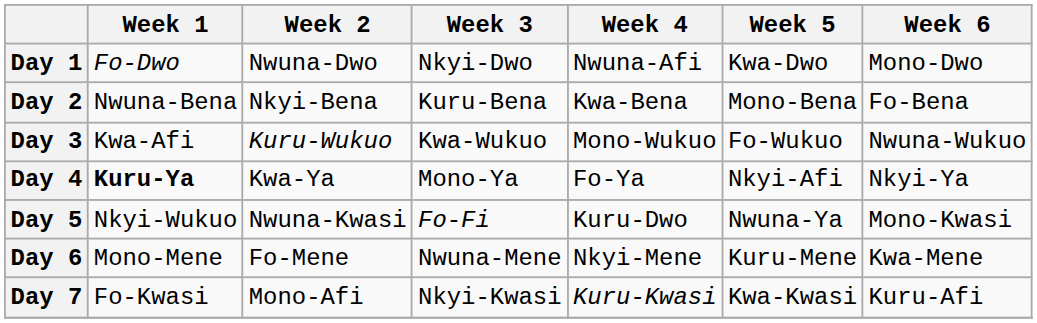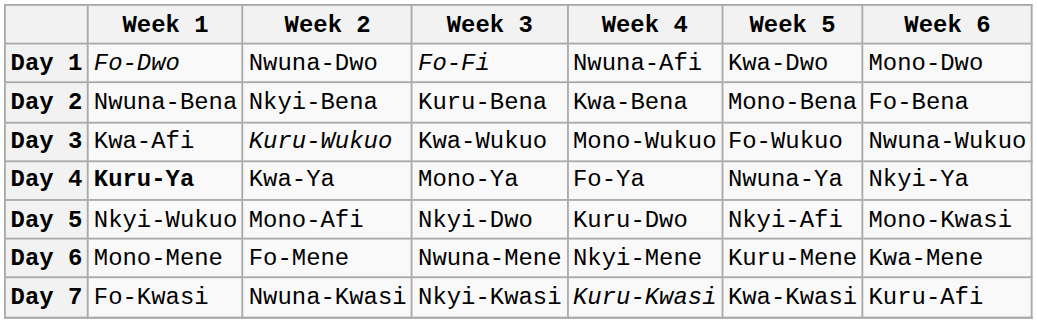(475, 63) Nkyi-Dwo -> (454, 63) Fo-Fi
(785, 180) Nkyi-Afi -> (785, 180) Nwuna-Ya
(328, 219) Nwuna-Kwasi -> (306, 219) Mono-Afi
(454, 219) Fo-Fi -> (475, 219) Nkyi-Dwo
(785, 219) Nwuna-Ya -> (785, 219) Nkyi-Afi
(306, 297) Mono-Afi -> (328, 297) Nwuna-Kwasi
